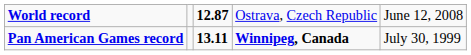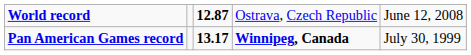(212, 38) 13.11 -> (213, 38) 13.17
